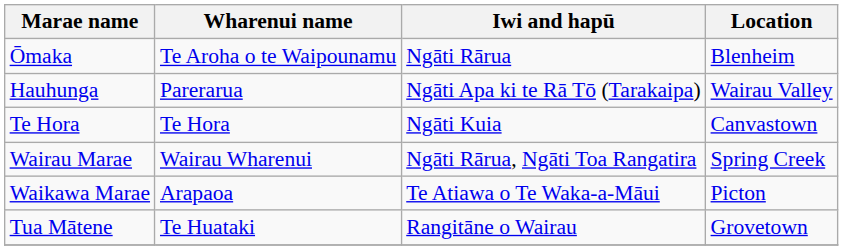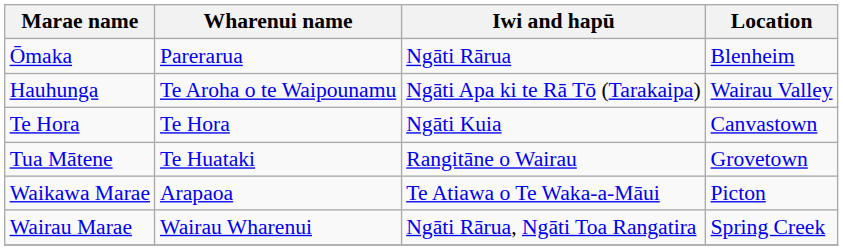(278, 55) Te Aroha o te Waipounamu -> (201, 55) Parerarua
(201, 90) Parerarua -> (278, 90) Te Aroha o te Waipounamu
rows swapped: (61, 227) <-> (71, 158)
